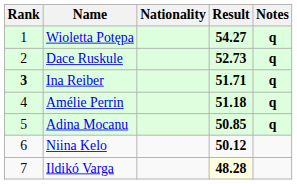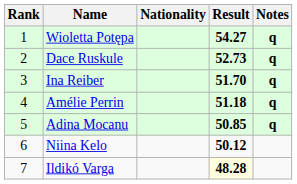(24, 80) bold -> (24, 80) normal
(231, 80) 51.71 -> (231, 80) 51.70
